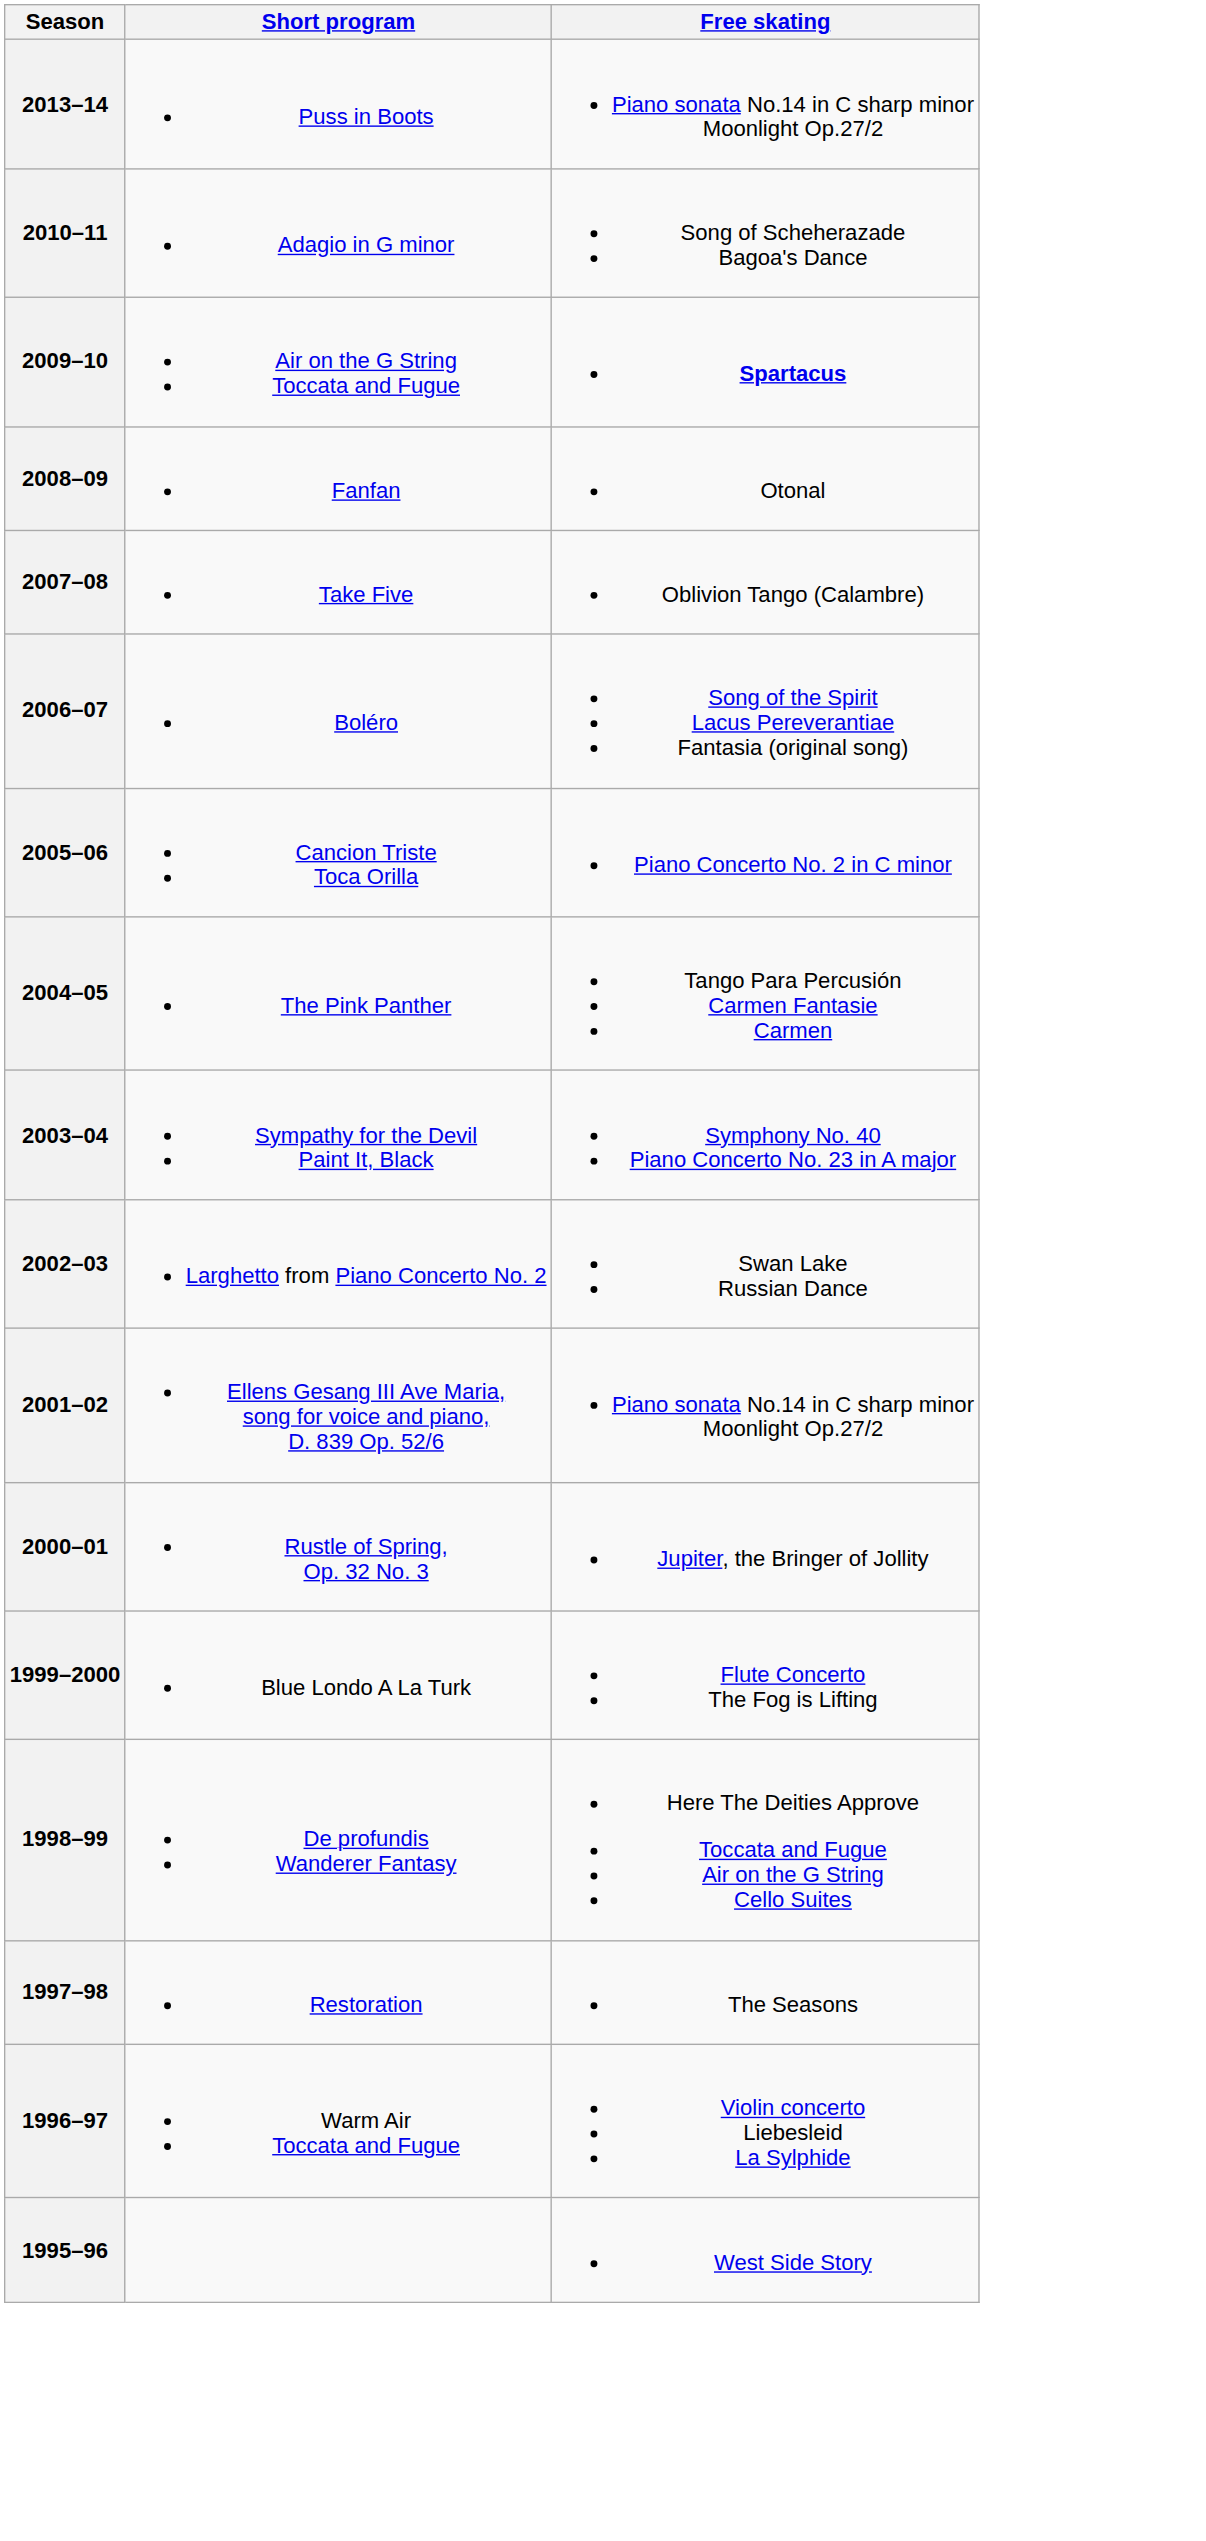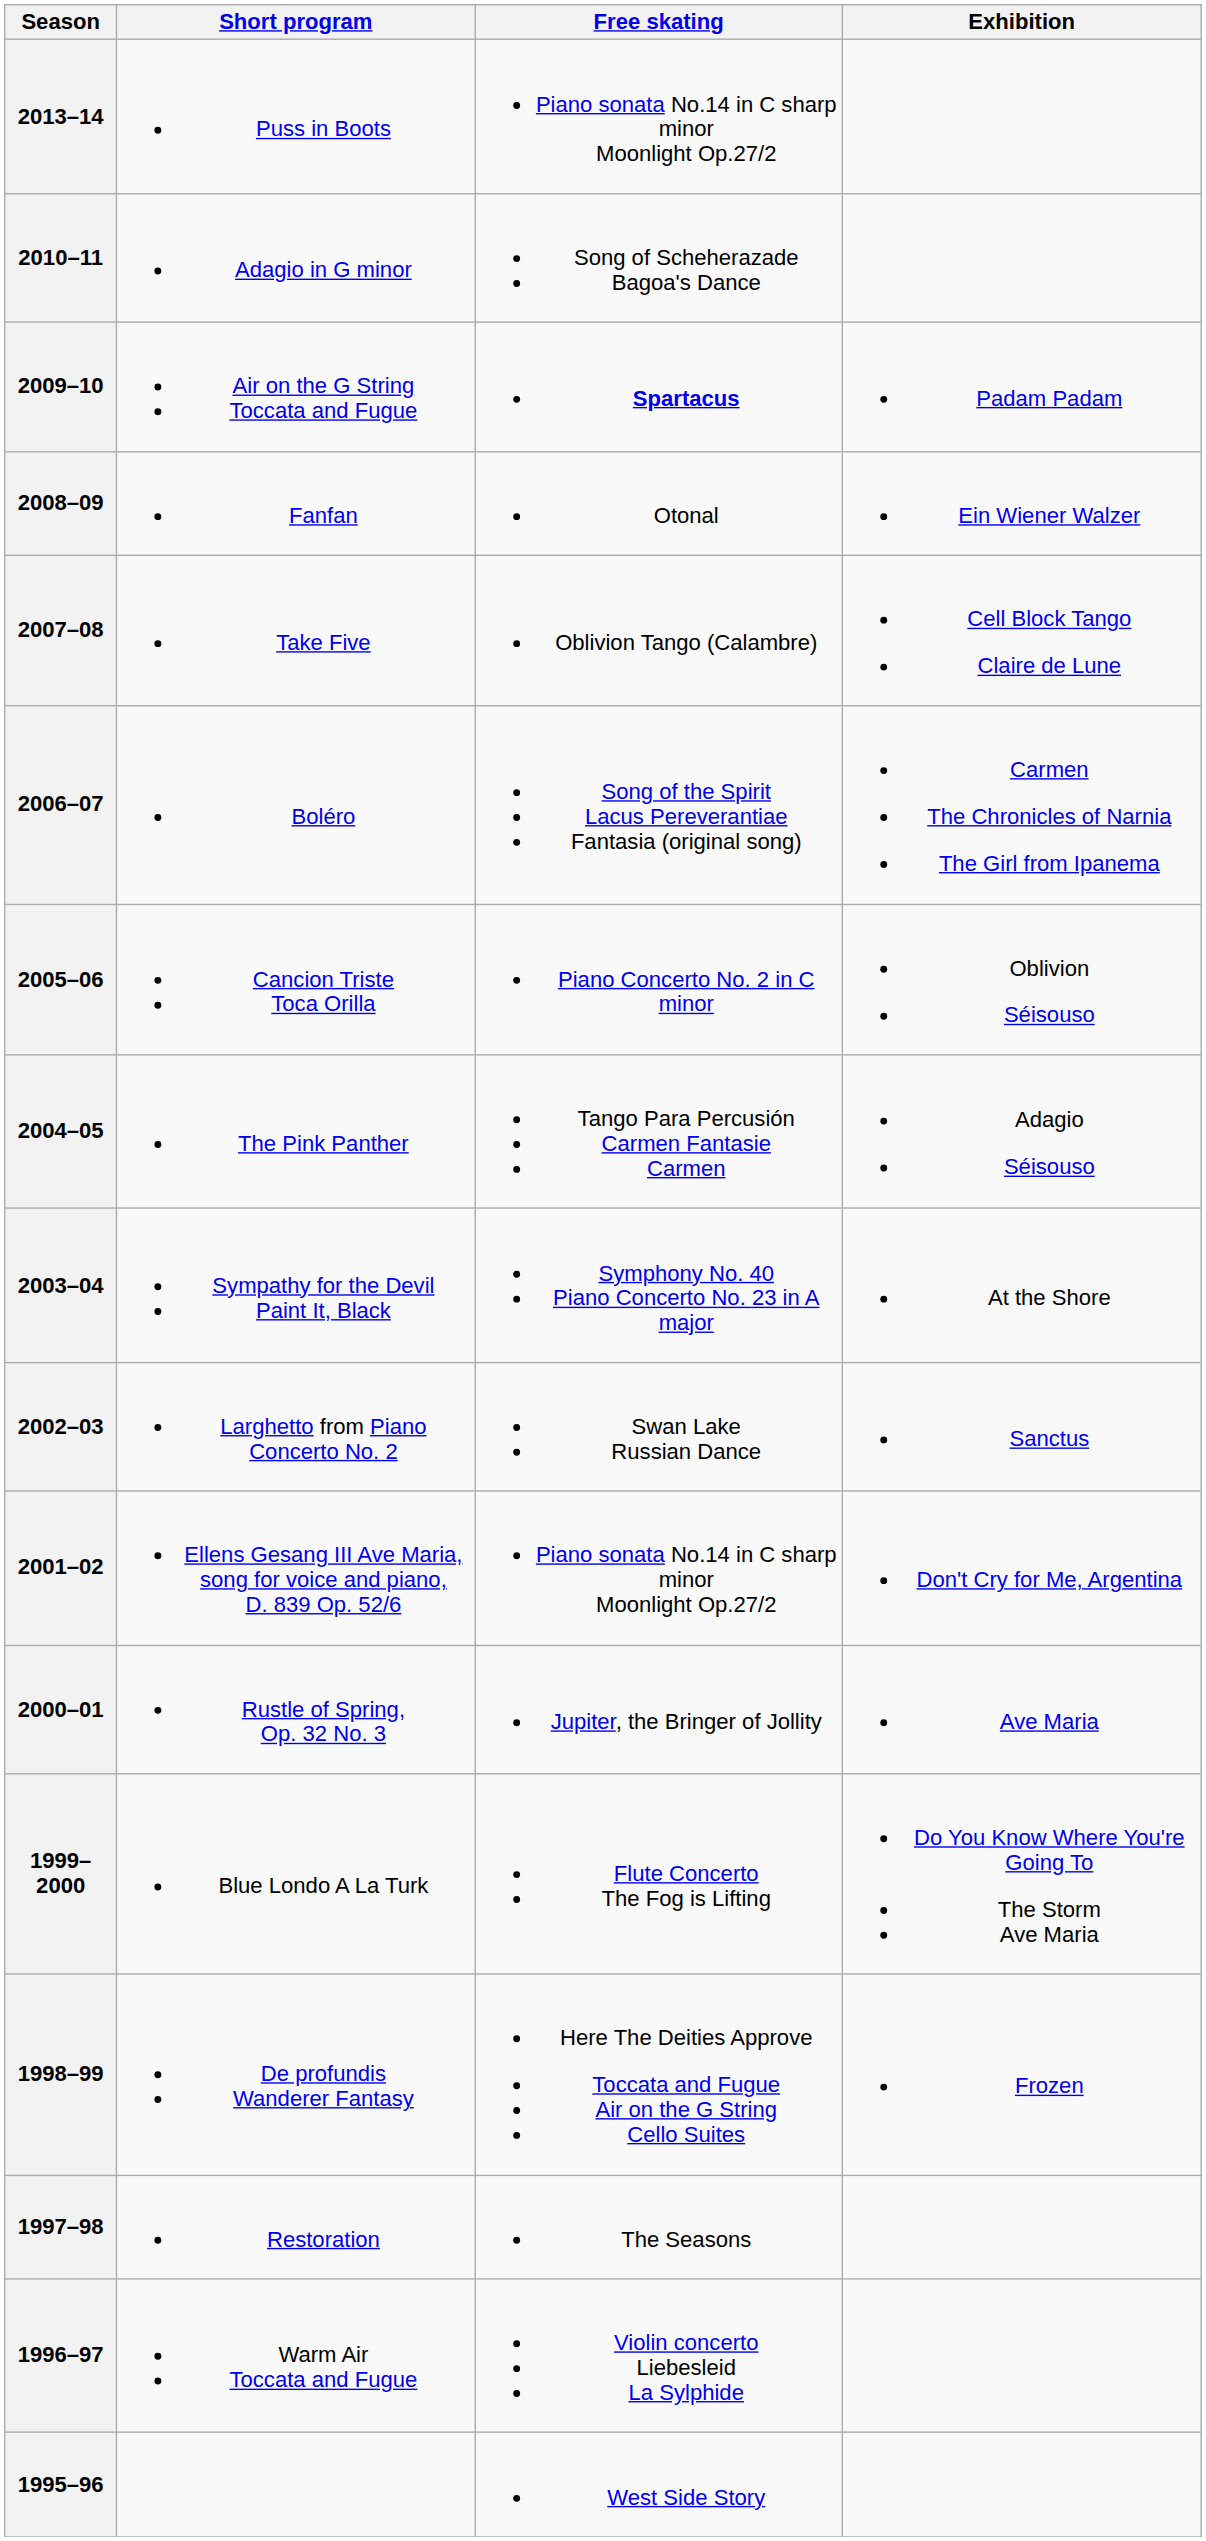+ column: (1022, 22)
